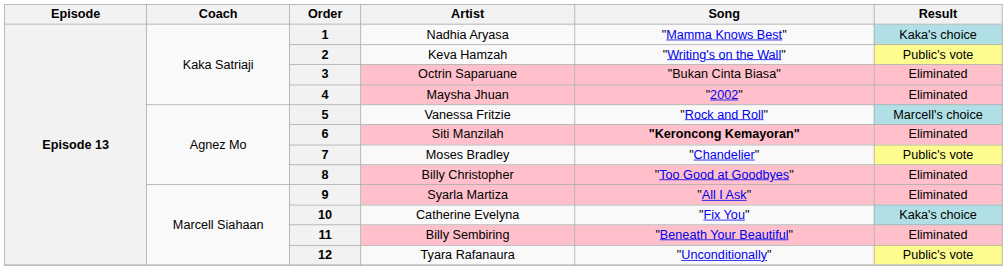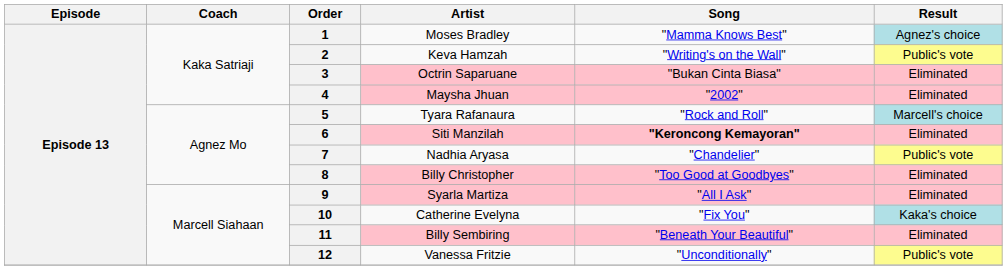(468, 34) Nadhia Aryasa -> (468, 34) Moses Bradley
(938, 34) Kaka's choice -> (938, 34) Agnez's choice
(468, 114) Vanessa Fritzie -> (468, 114) Tyara Rafanaura
(468, 154) Moses Bradley -> (468, 154) Nadhia Aryasa
(468, 255) Tyara Rafanaura -> (468, 255) Vanessa Fritzie
